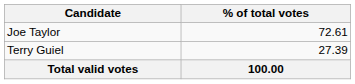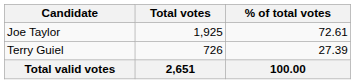+ column: (180, 13)
